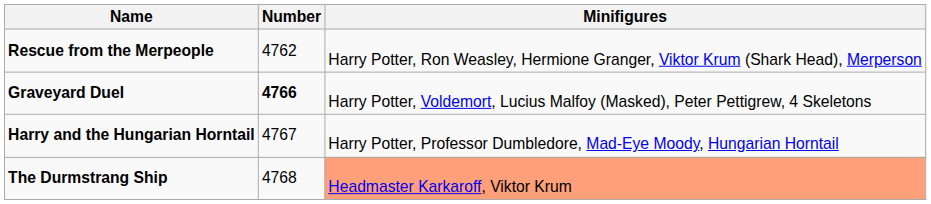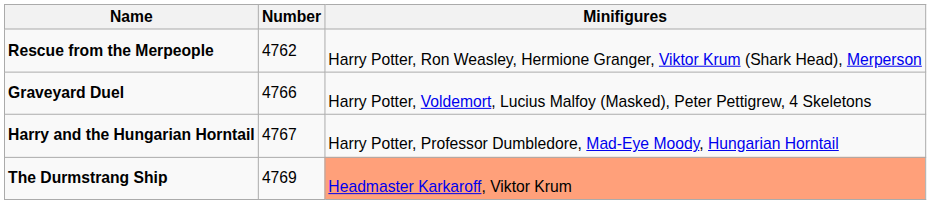(279, 93) bold -> (279, 93) normal
(279, 178) 4768 -> (279, 178) 4769
